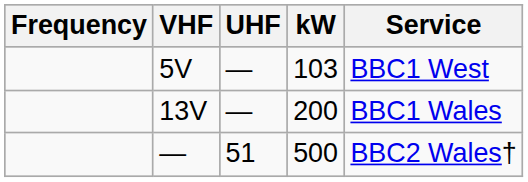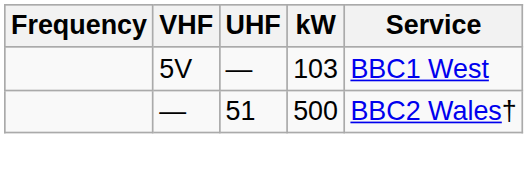- row: (183, 111)
